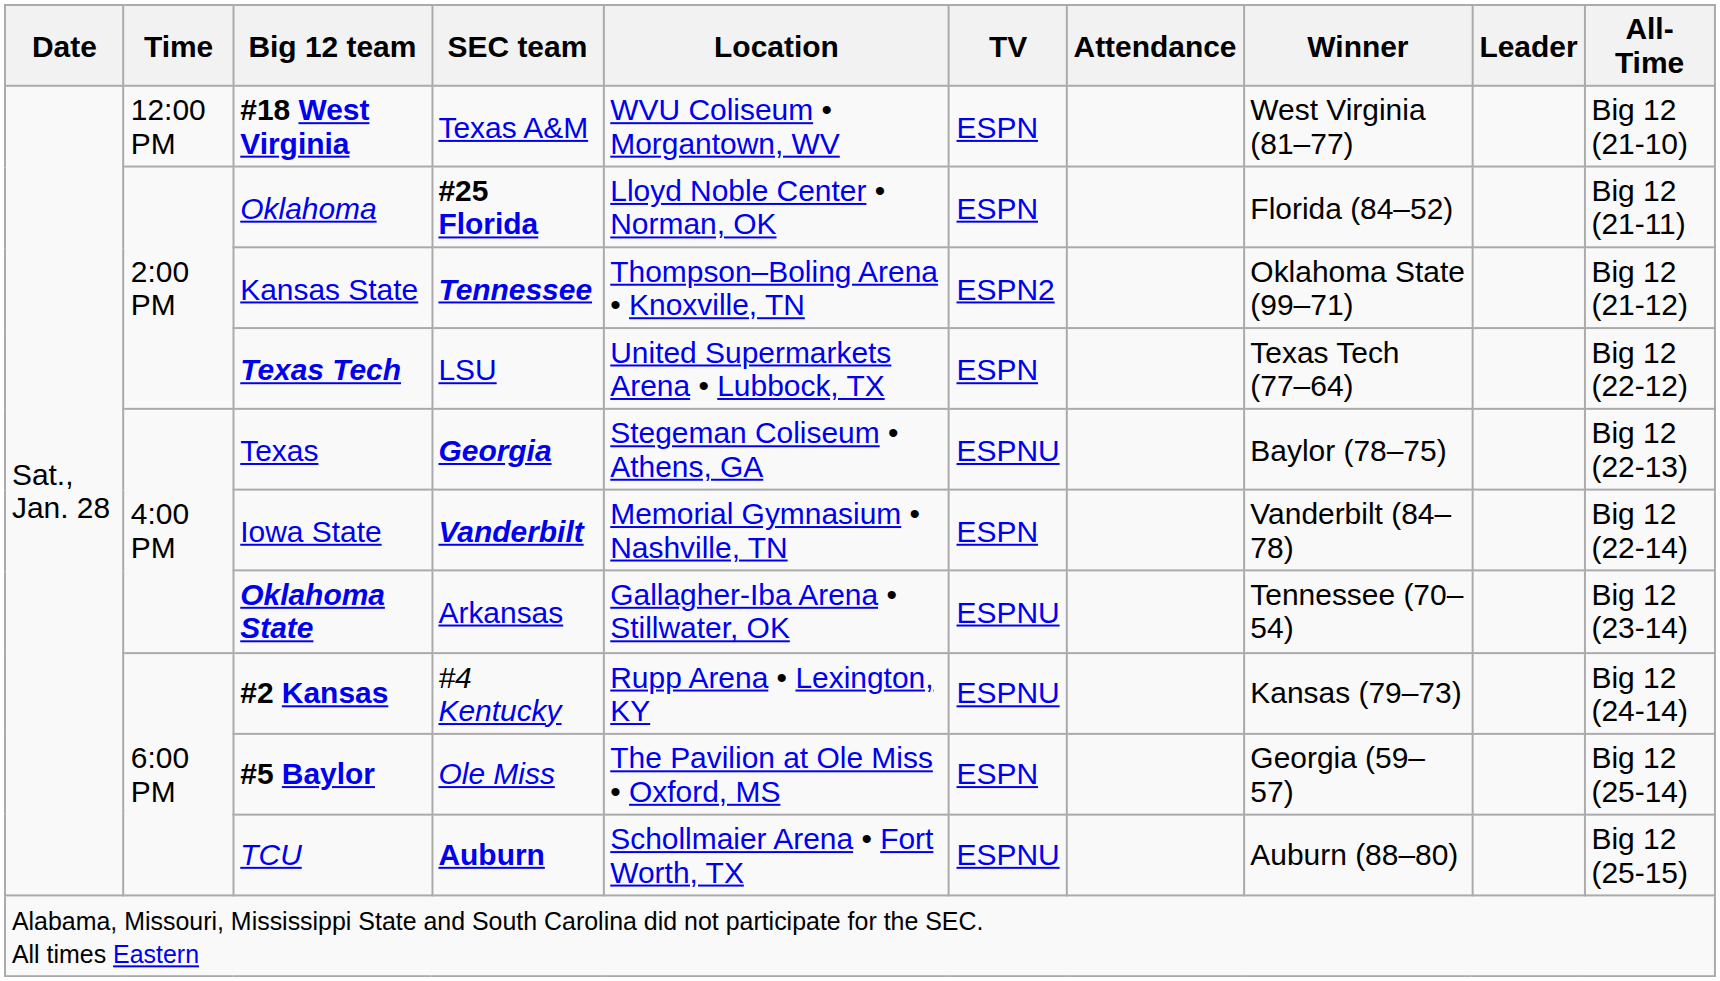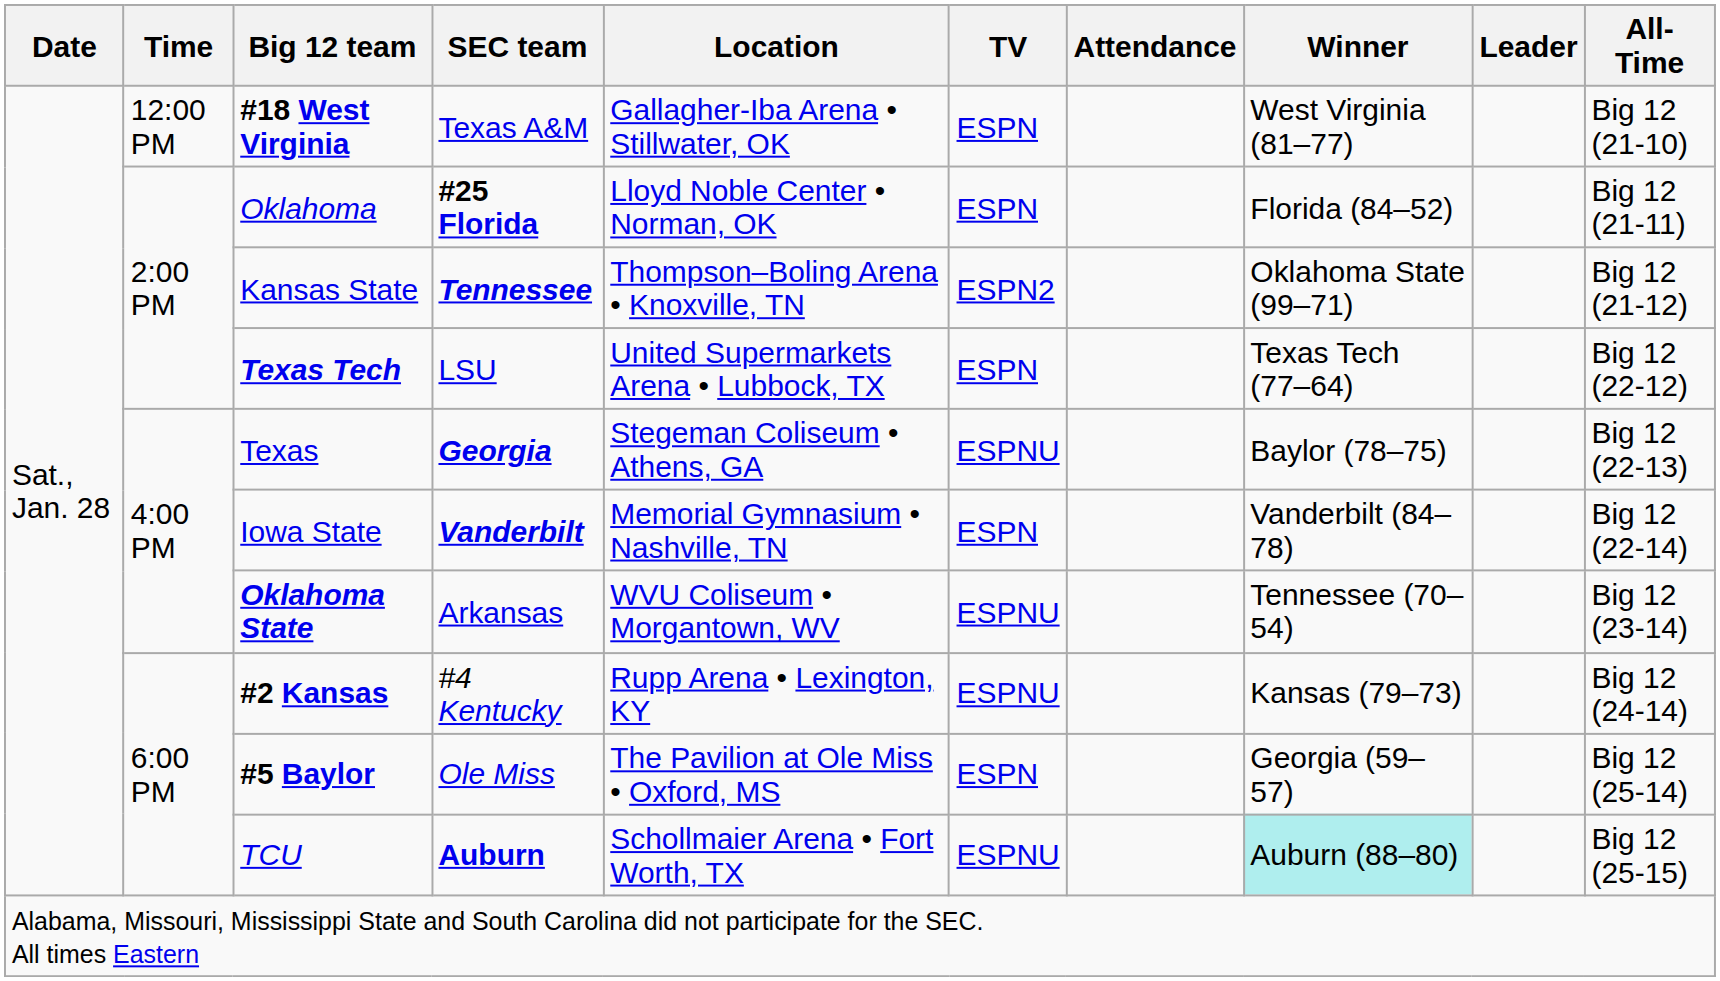(725, 127) WVU Coliseum • Morgantown, WV -> (754, 127) Gallagher-Iba Arena • Stillwater, OK
(754, 612) Gallagher-Iba Arena • Stillwater, OK -> (725, 612) WVU Coliseum • Morgantown, WV
(1354, 855) no background -> (1354, 855) paleturquoise background
